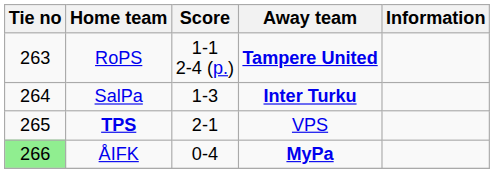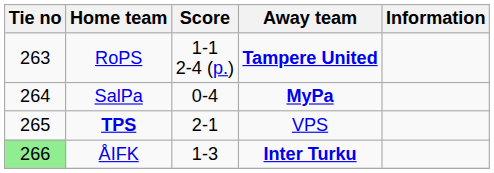(205, 96) 1-3 -> (205, 96) 0-4
(310, 96) Inter Turku -> (310, 96) MyPa
(205, 153) 0-4 -> (205, 153) 1-3
(310, 153) MyPa -> (310, 153) Inter Turku
